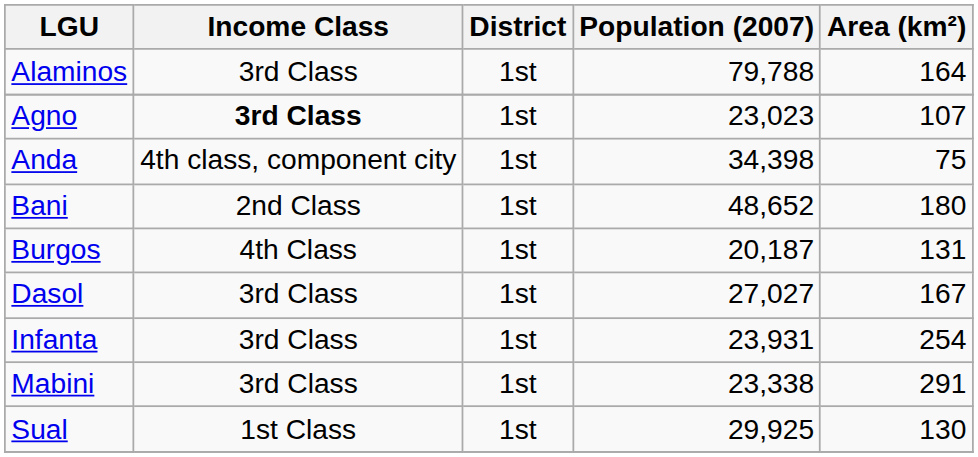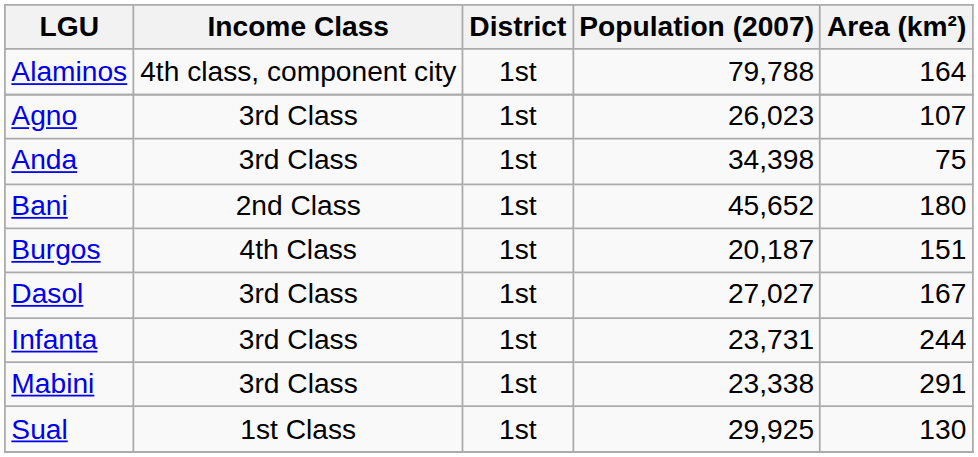(298, 71) 3rd Class -> (298, 71) 4th class, component city
(298, 116) bold -> (298, 116) normal
(771, 116) 23,023 -> (771, 116) 26,023
(298, 160) 4th class, component city -> (298, 160) 3rd Class
(771, 205) 48,652 -> (771, 205) 45,652
(943, 250) 131 -> (943, 250) 151
(771, 339) 23,931 -> (771, 339) 23,731
(943, 339) 254 -> (943, 339) 244
